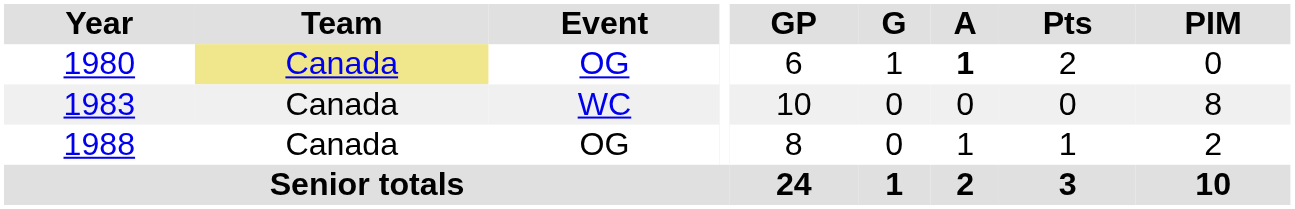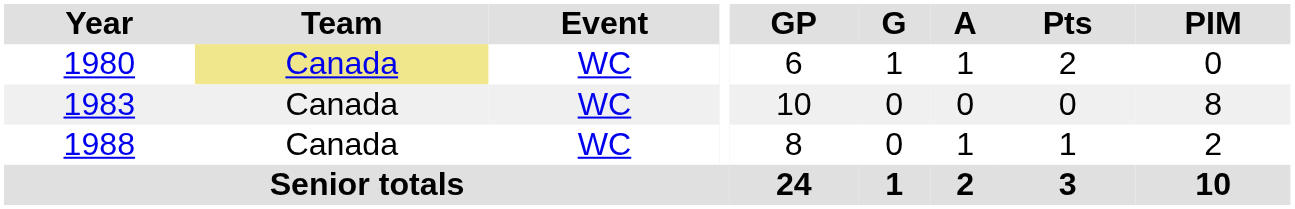(604, 63) OG -> (604, 63) WC
(965, 63) bold -> (965, 63) normal
(604, 144) OG -> (604, 144) WC
